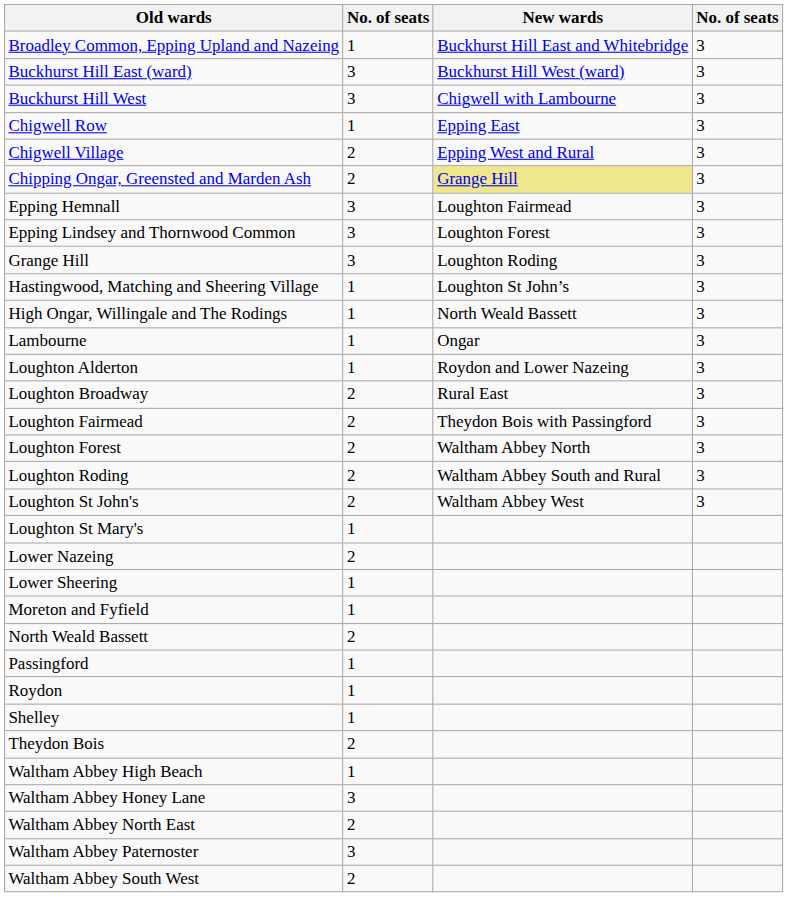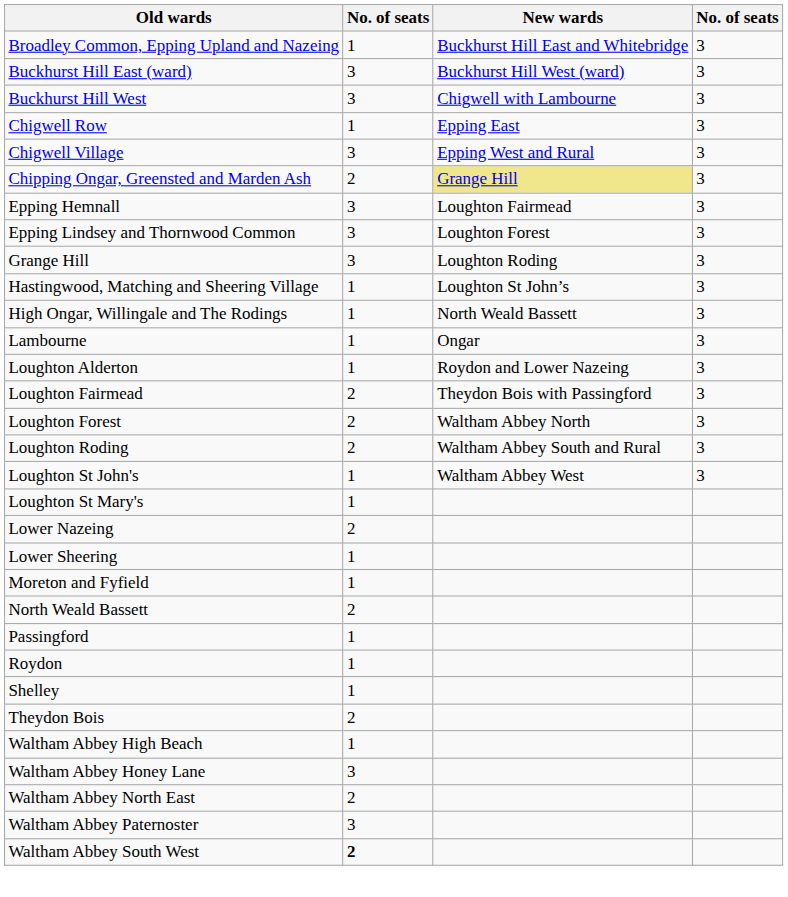(351, 152) 2 -> (351, 152) 3
- row: (78, 394)
(351, 502) 2 -> (351, 475) 1
(351, 878) normal -> (351, 851) bold
